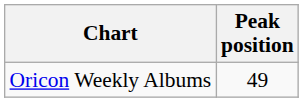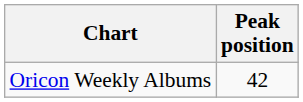(257, 79) 49 -> (257, 79) 42
